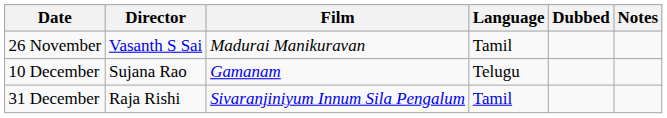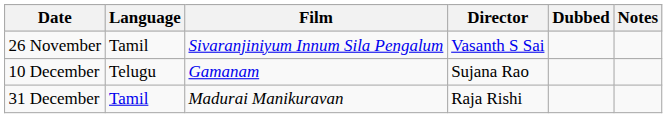columns swapped: (509, 17) <-> (156, 17)
(288, 44) Madurai Manikuravan -> (316, 44) Sivaranjiniyum Innum Sila Pengalum
(338, 98) Sivaranjiniyum Innum Sila Pengalum -> (266, 98) Madurai Manikuravan
